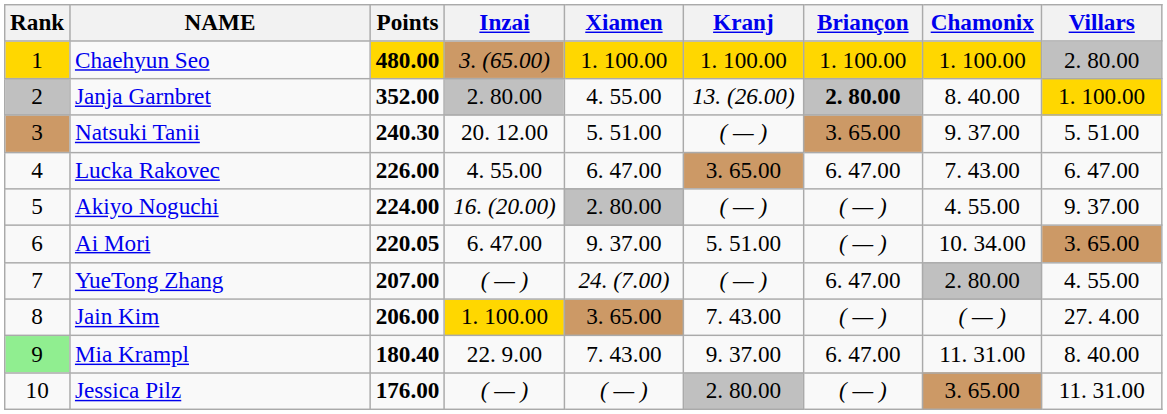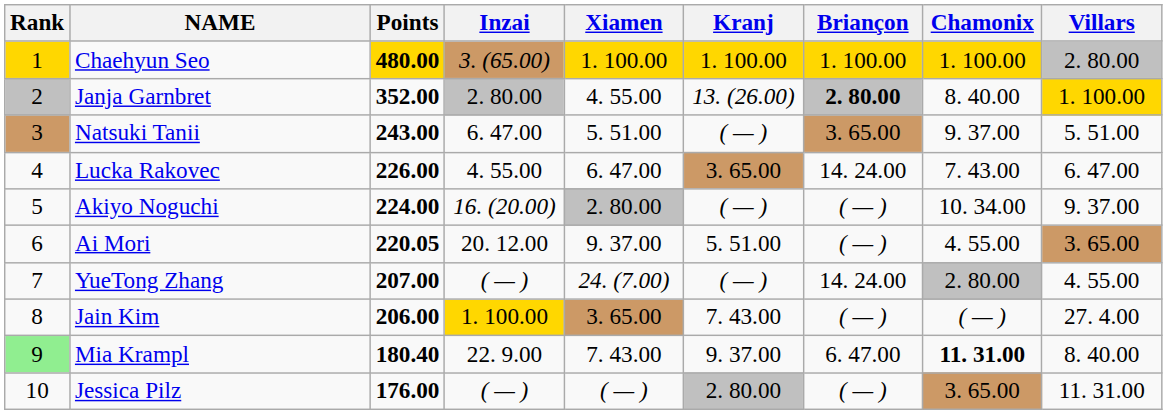(408, 133) 240.30 -> (408, 133) 243.00
(504, 133) 20. 12.00 -> (504, 133) 6. 47.00
(863, 170) 6. 47.00 -> (863, 170) 14. 24.00
(982, 206) 4. 55.00 -> (982, 206) 10. 34.00
(504, 243) 6. 47.00 -> (504, 243) 20. 12.00
(982, 243) 10. 34.00 -> (982, 243) 4. 55.00
(863, 280) 6. 47.00 -> (863, 280) 14. 24.00
(982, 354) normal -> (982, 354) bold
